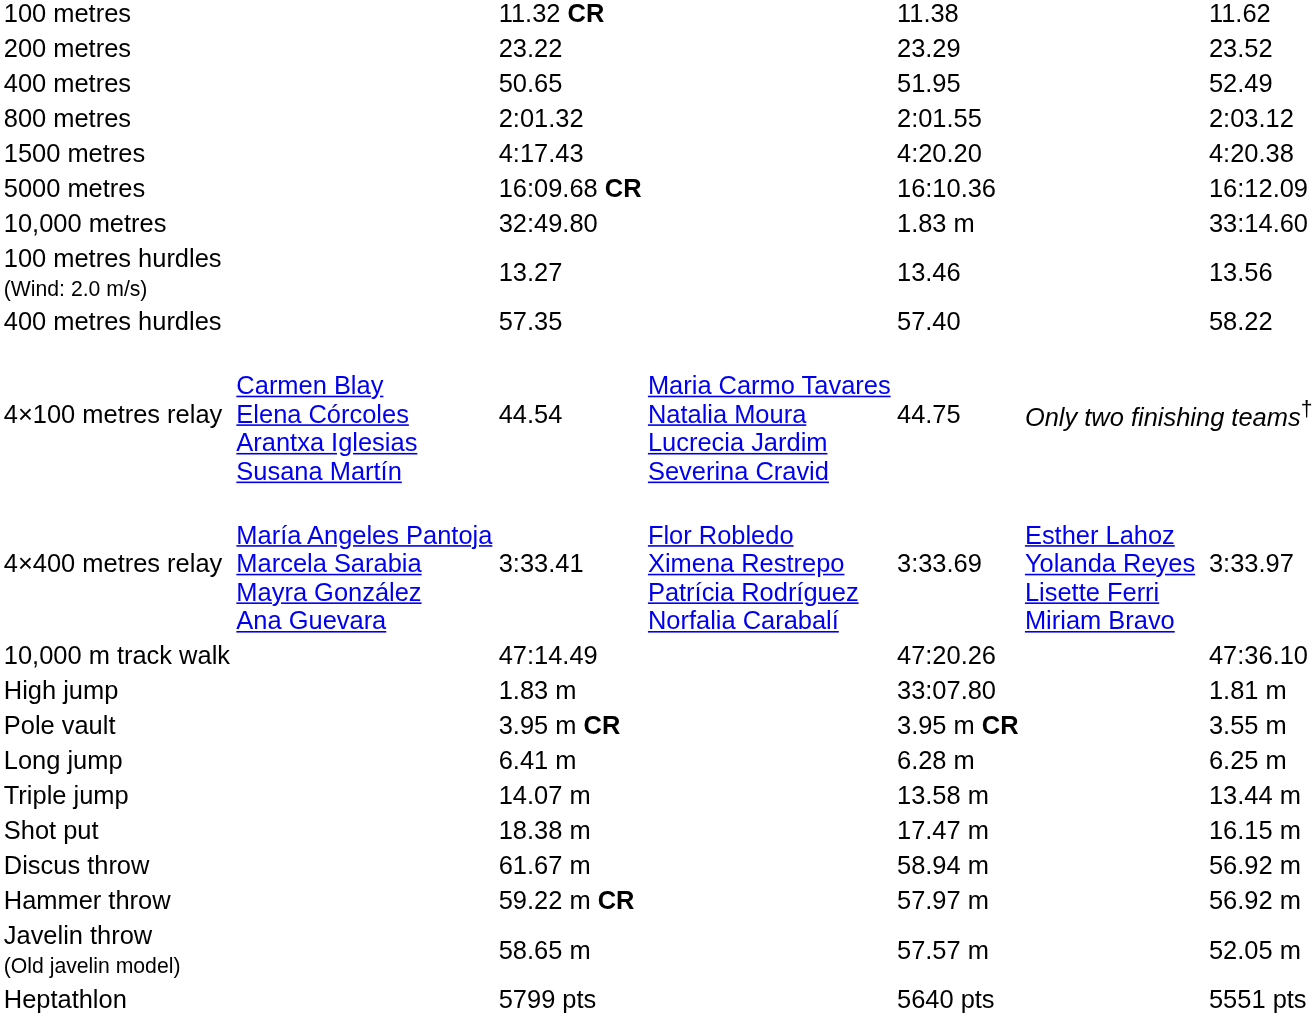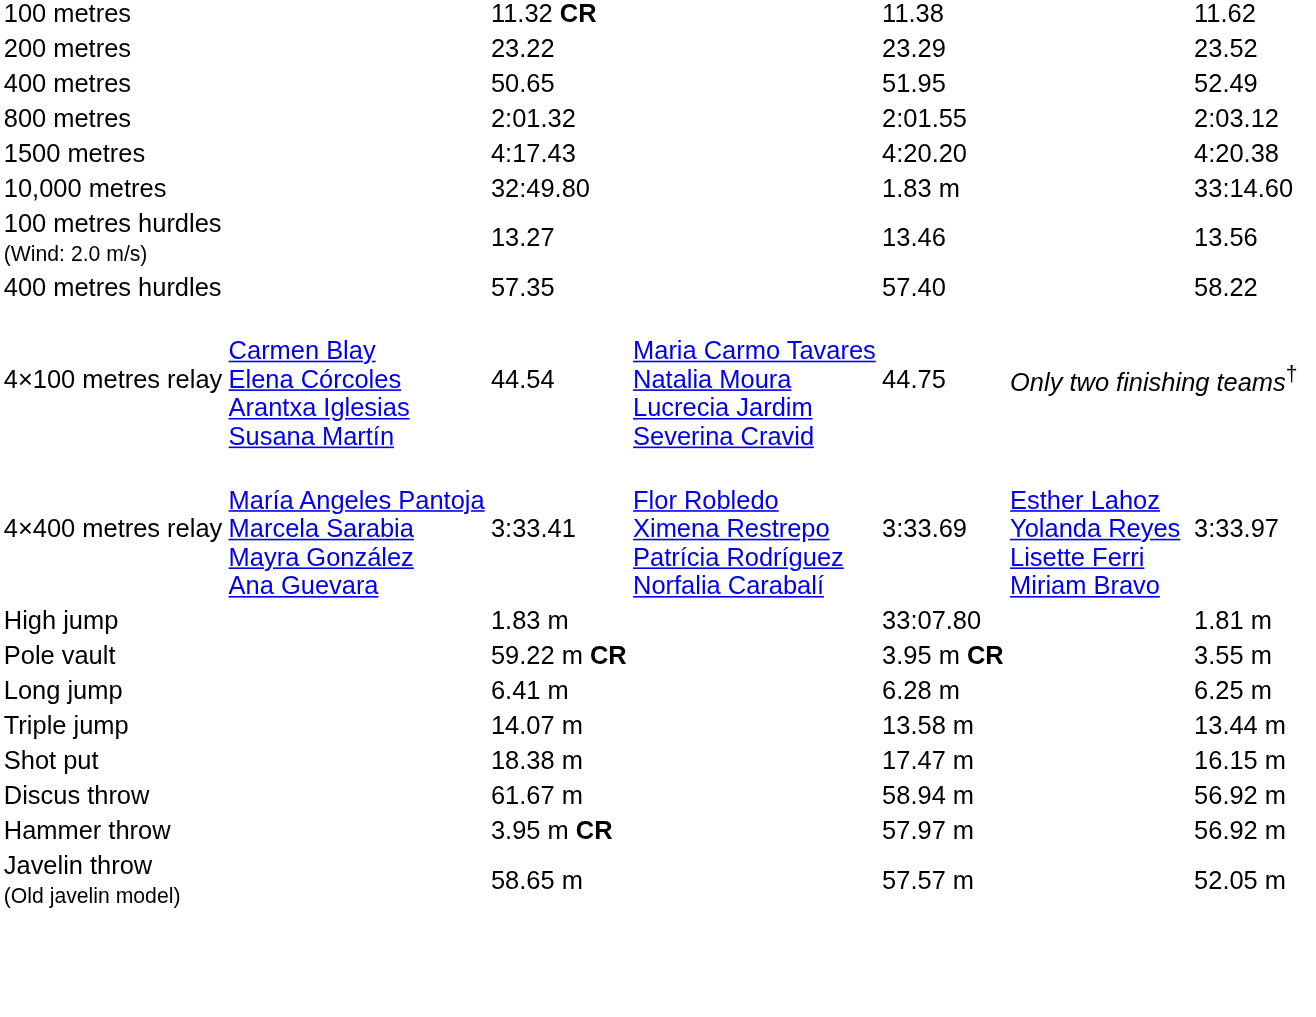- row: (74, 188)
- row: (117, 656)
(559, 726) 3.95 m CR -> (559, 656) 59.22 m CR
(567, 901) 59.22 m CR -> (552, 831) 3.95 m CR
- row: (65, 999)
